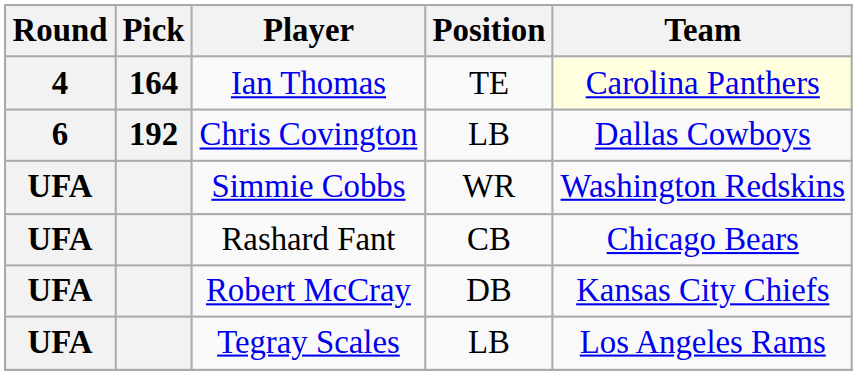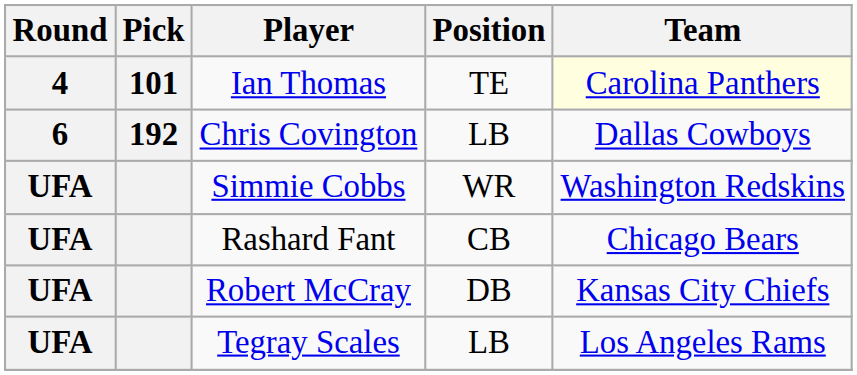(153, 82) 164 -> (153, 82) 101
